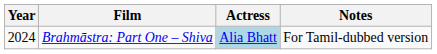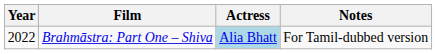(22, 37) 2024 -> (22, 37) 2022
